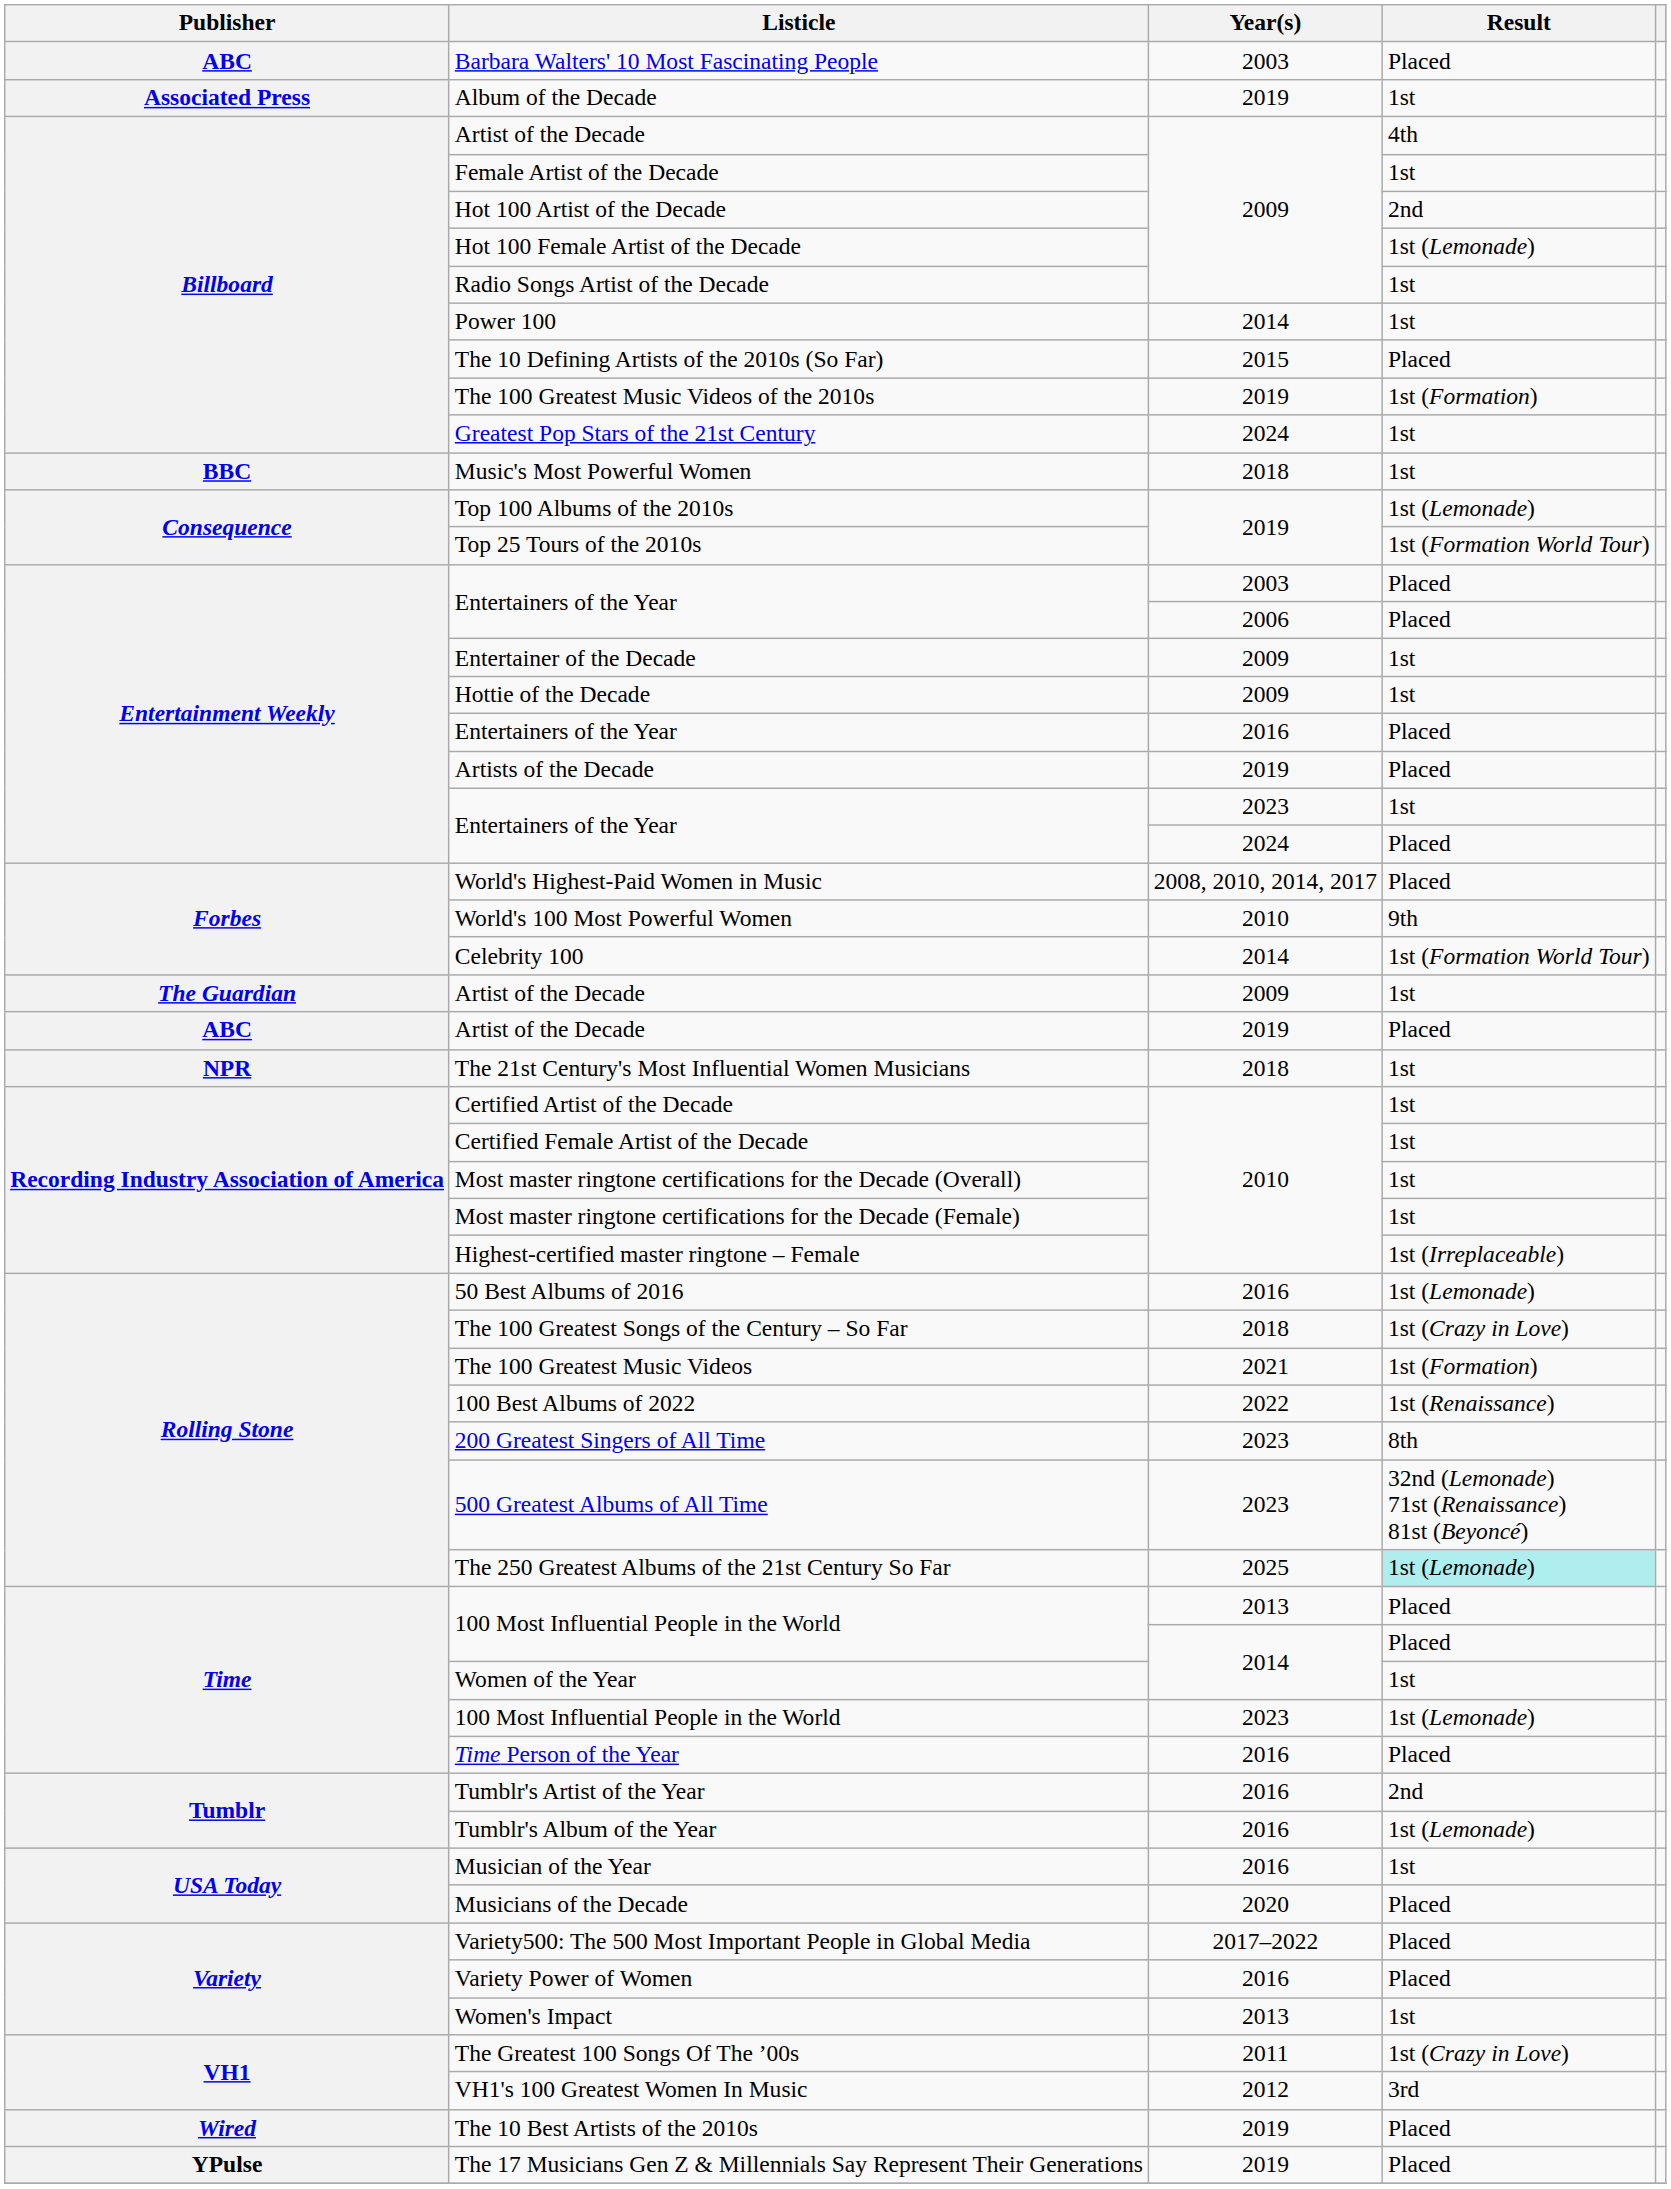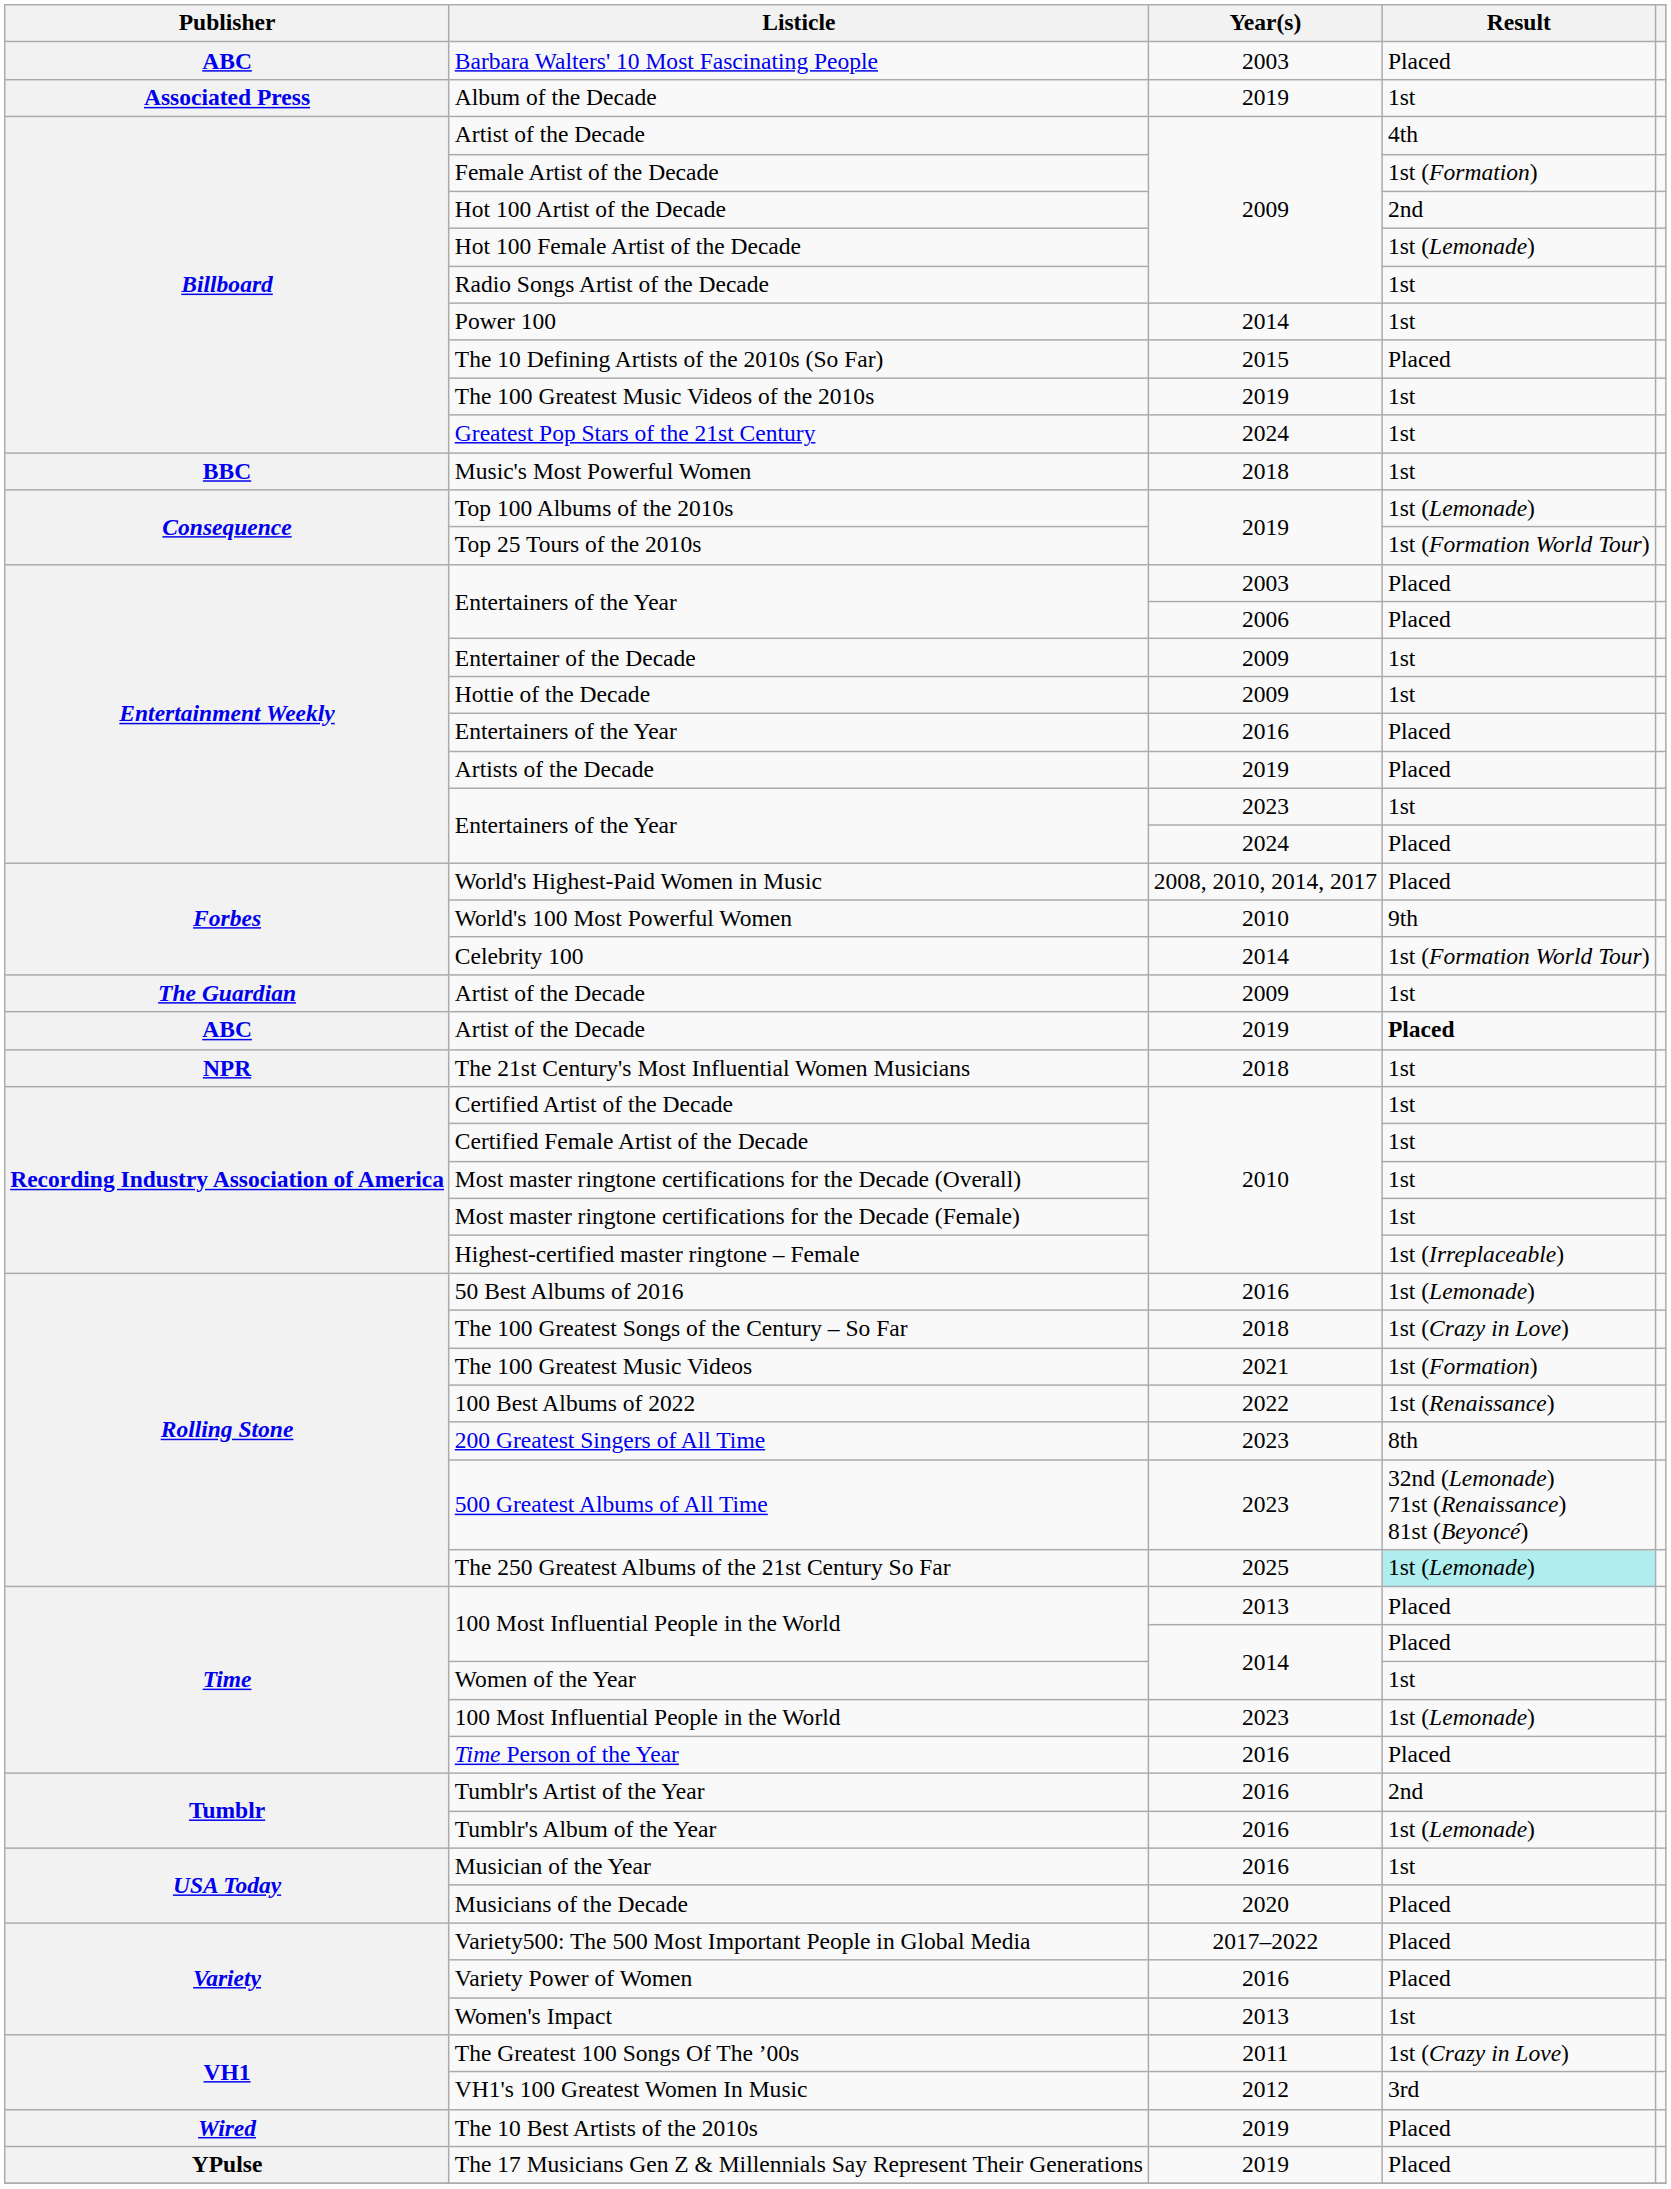(1402, 172) 1st -> (1463, 172) 1st (Formation)
(1463, 396) 1st (Formation) -> (1402, 396) 1st
(1419, 1030) normal -> (1421, 1030) bold
